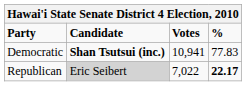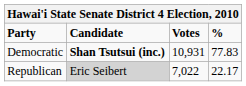(188, 52) 10,941 -> (188, 52) 10,931
(225, 71) bold -> (225, 71) normal
